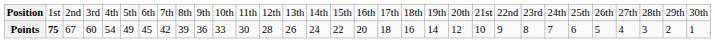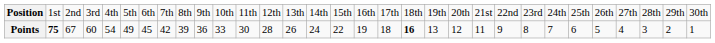(362, 29) 20 -> (362, 29) 19
(409, 29) normal -> (409, 29) bold
(433, 29) 14 -> (433, 29) 13
(480, 29) 10 -> (480, 29) 11
